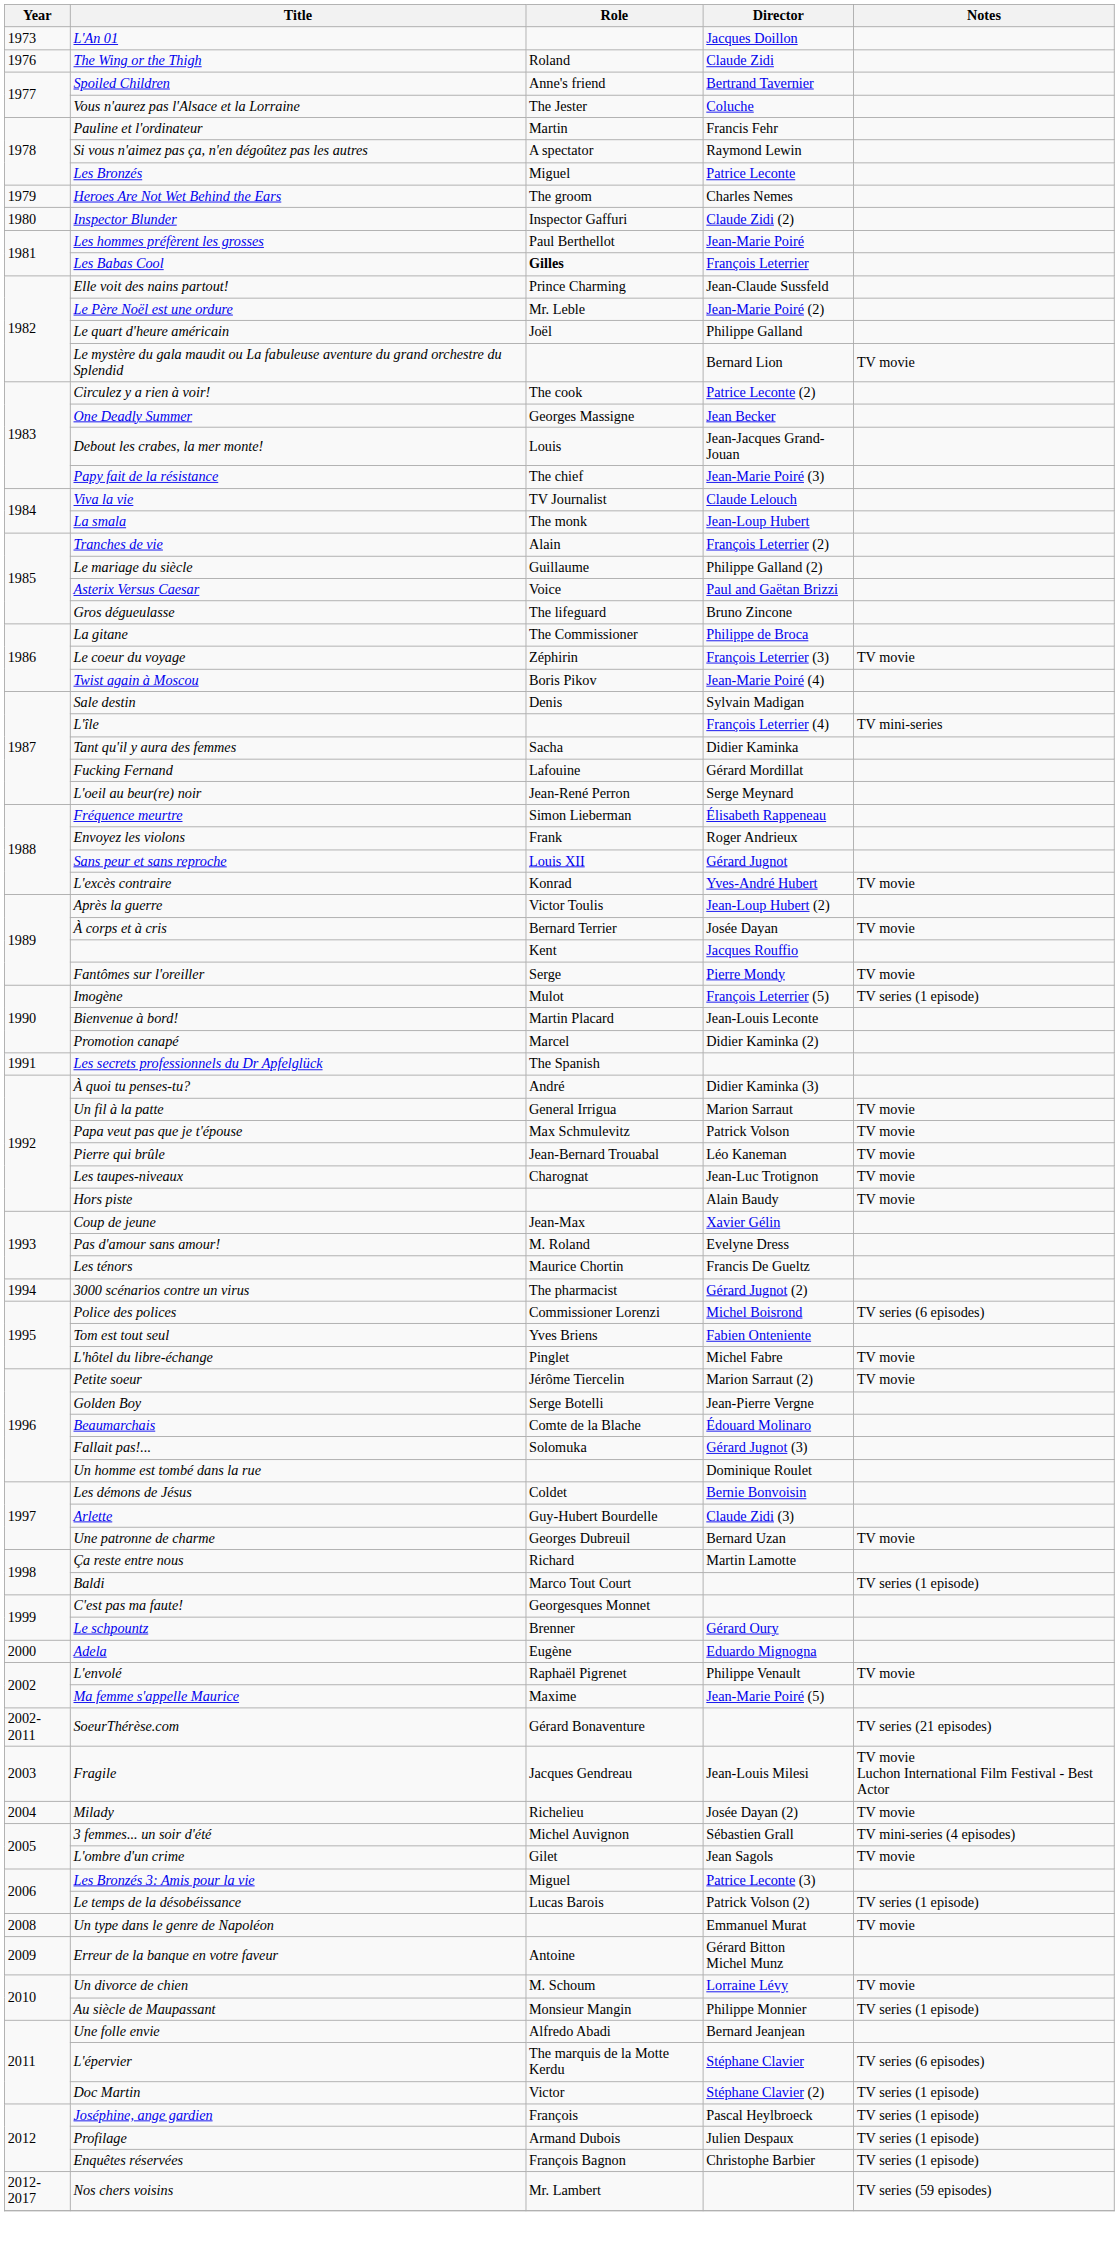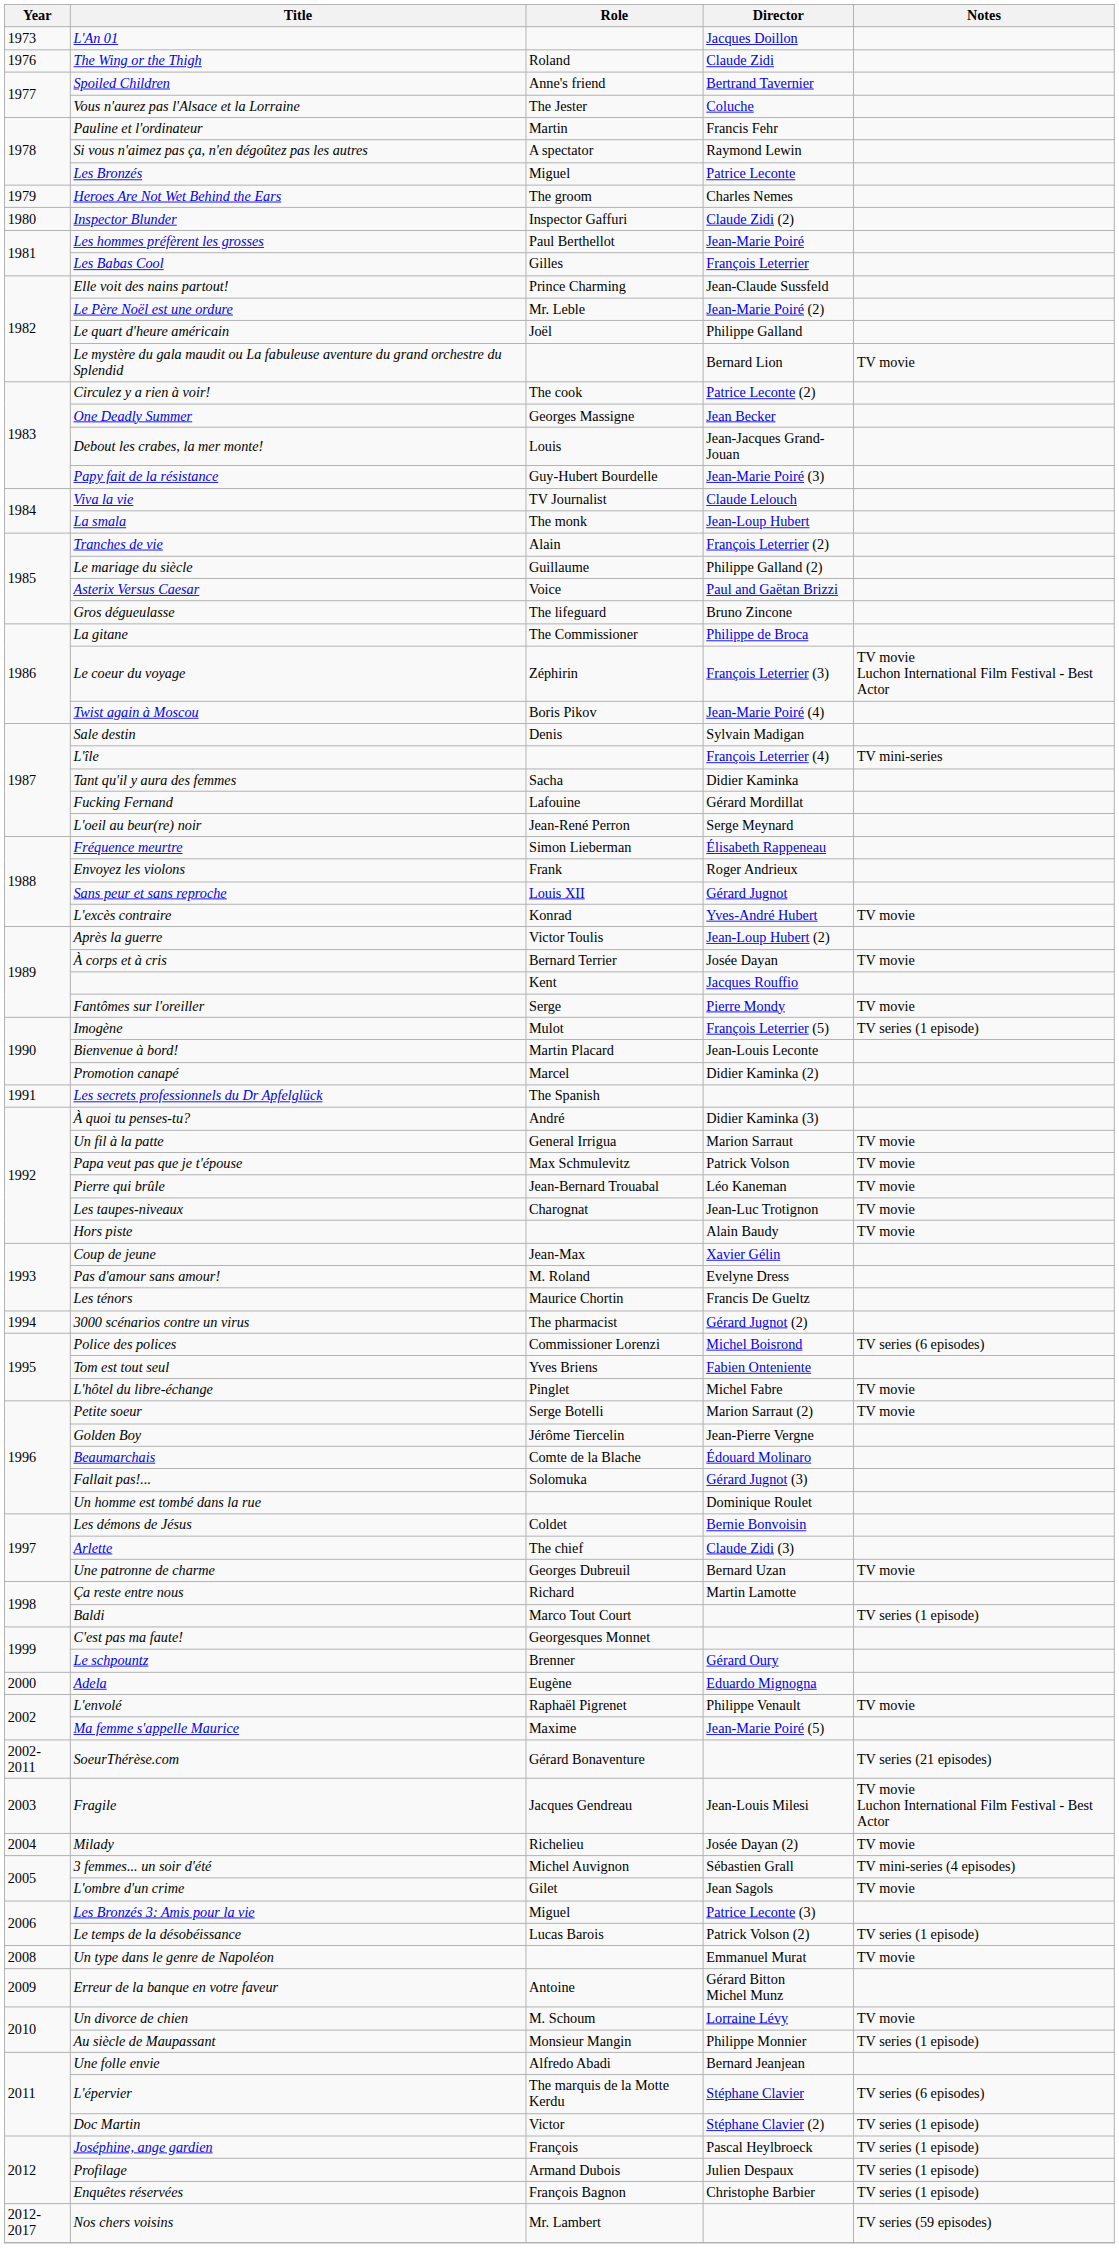(546, 264) bold -> (546, 264) normal
(556, 476) The chief -> (593, 476) Guy-Hubert Bourdelle
(886, 657) TV movie -> (975, 673) TV movie Luchon International Film Festival - Best Actor
(577, 1380) Jérôme Tiercelin -> (566, 1412) Serge Botelli
(566, 1402) Serge Botelli -> (577, 1434) Jérôme Tiercelin
(593, 1515) Guy-Hubert Bourdelle -> (556, 1547) The chief
